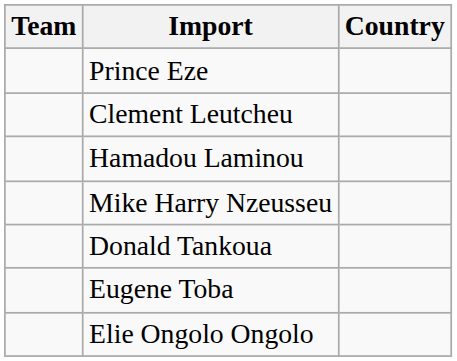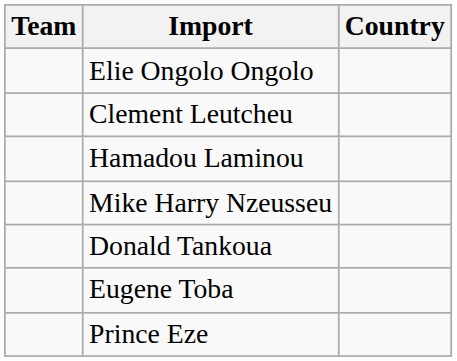rows swapped: (201, 333) <-> (149, 70)
